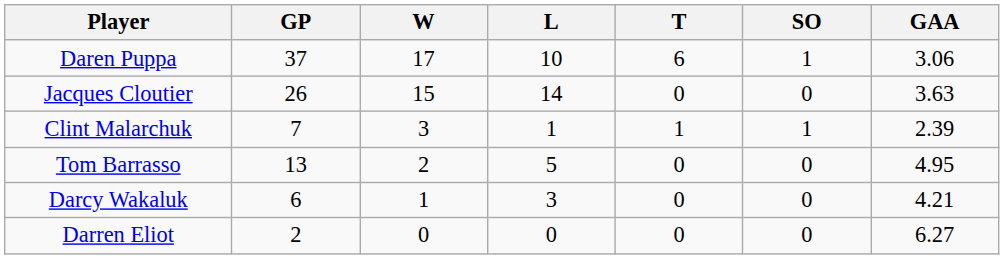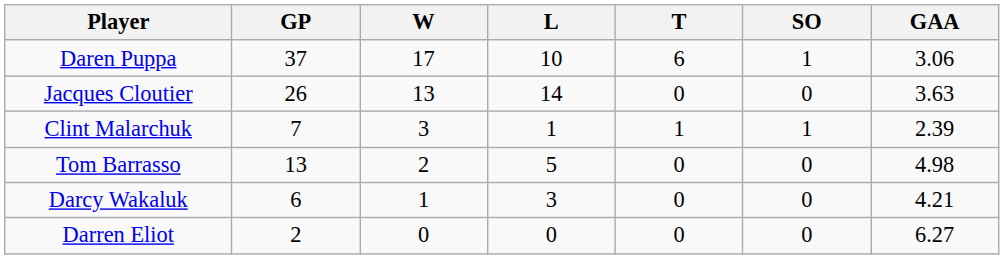(423, 93) 15 -> (423, 93) 13
(935, 164) 4.95 -> (935, 164) 4.98
